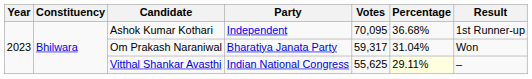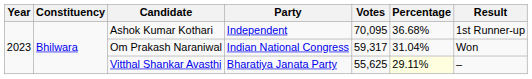(282, 47) Bharatiya Janata Party -> (288, 47) Indian National Congress
(288, 64) Indian National Congress -> (282, 64) Bharatiya Janata Party
